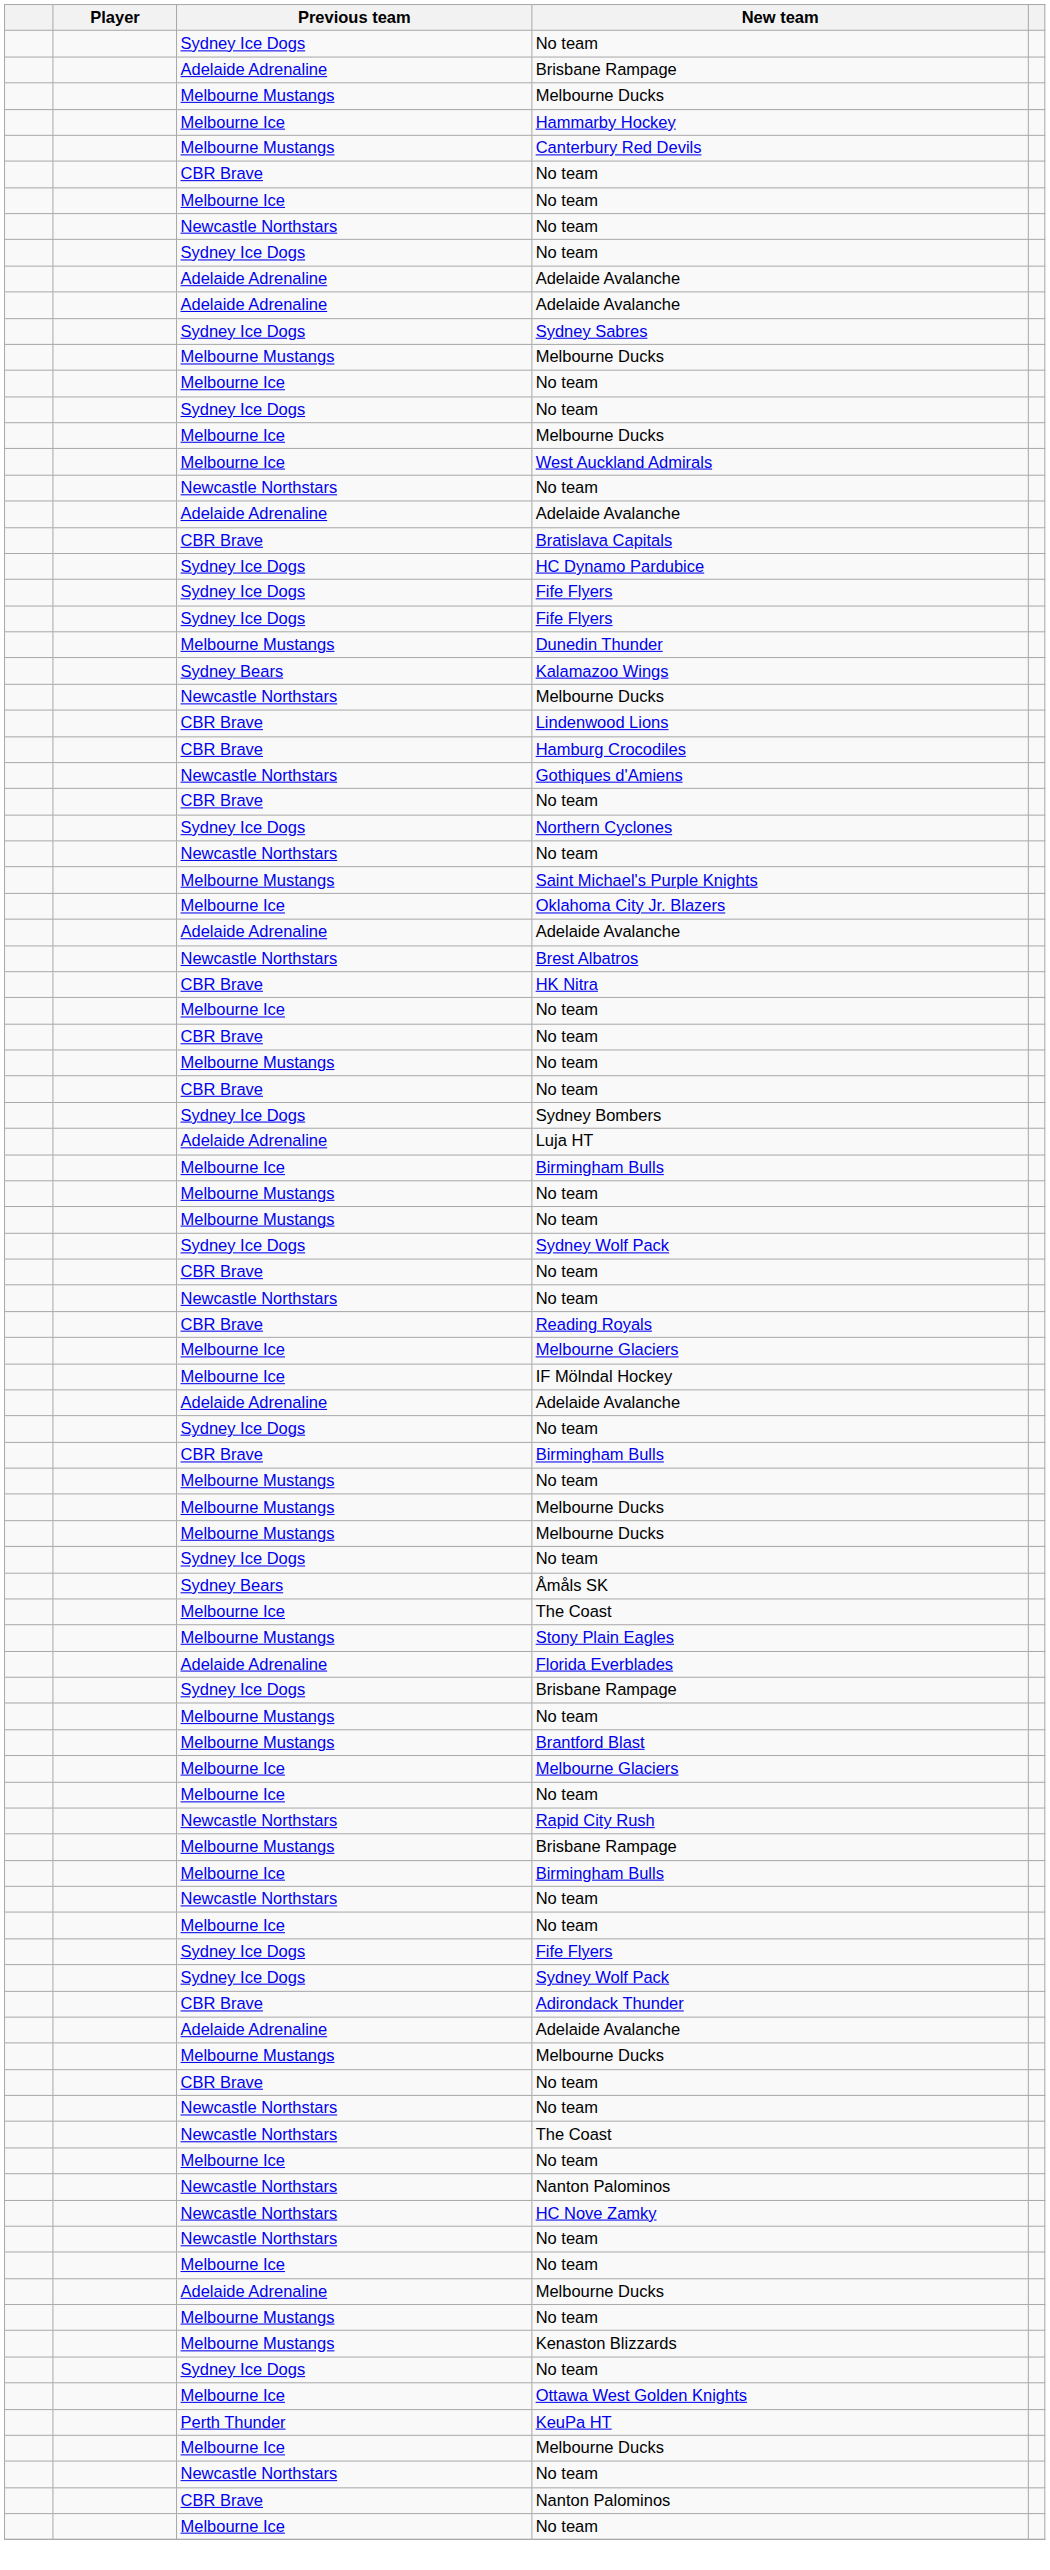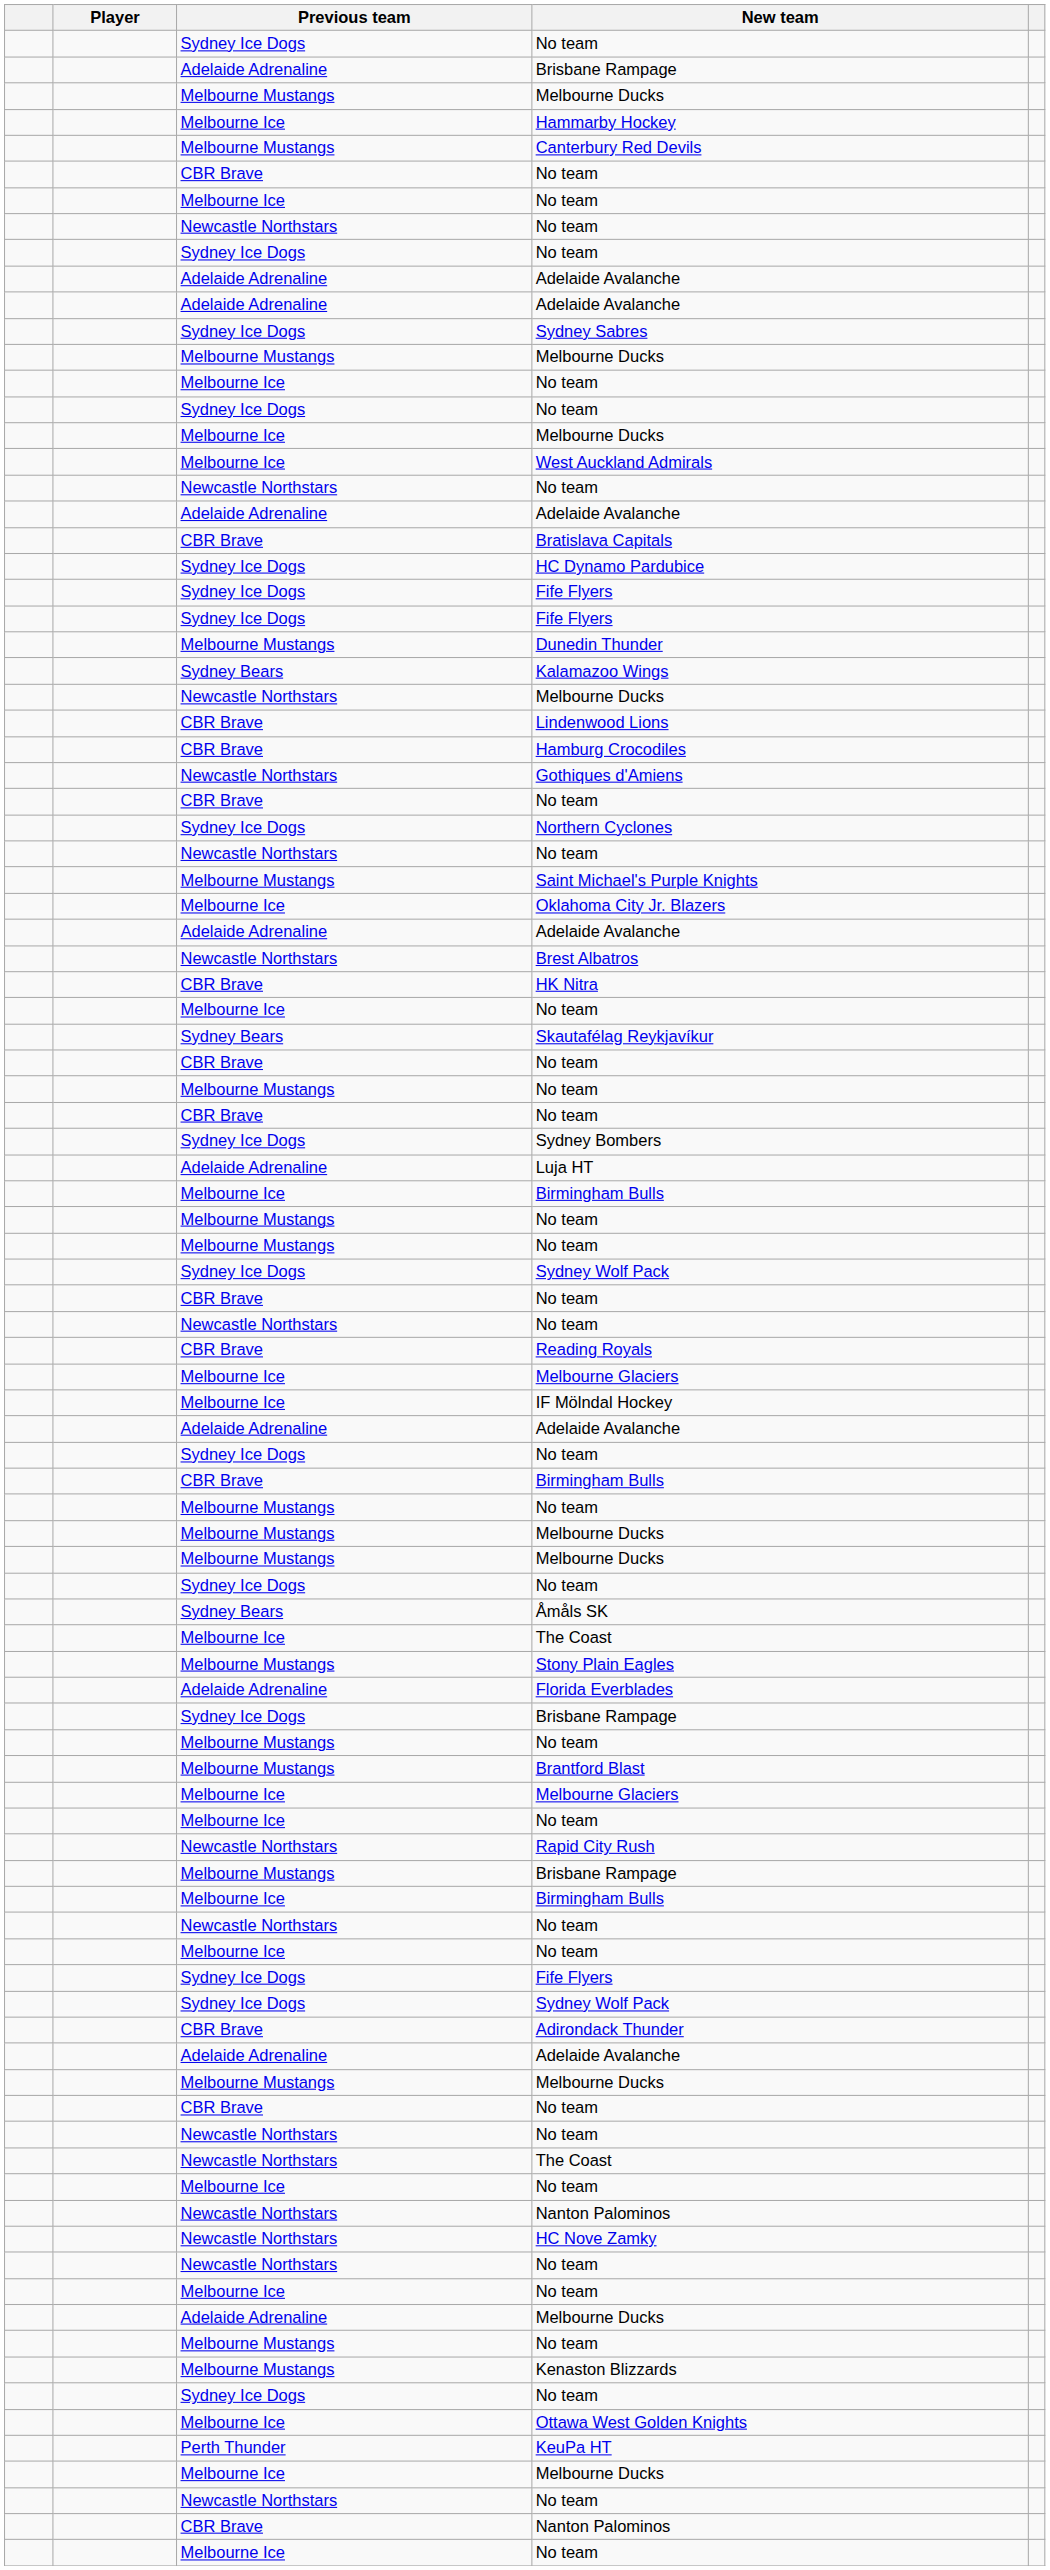+ row: (232, 1036)
